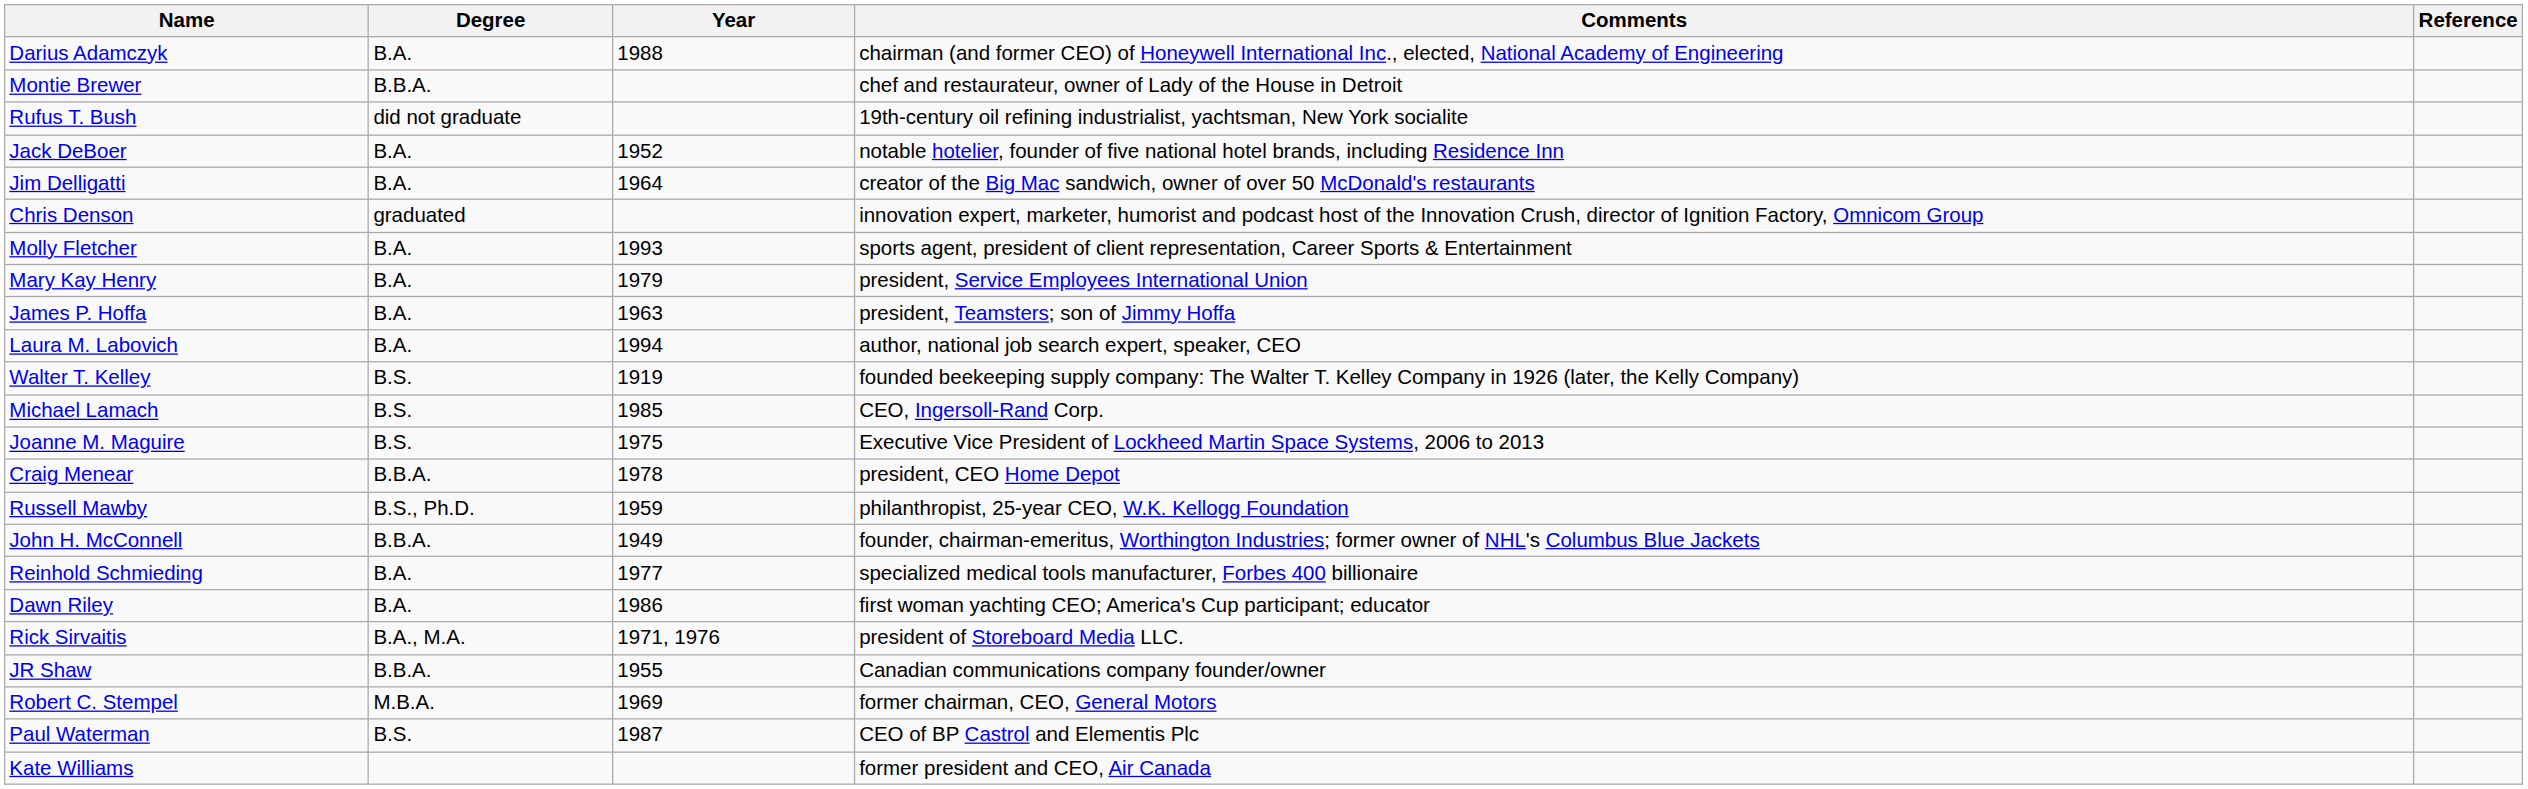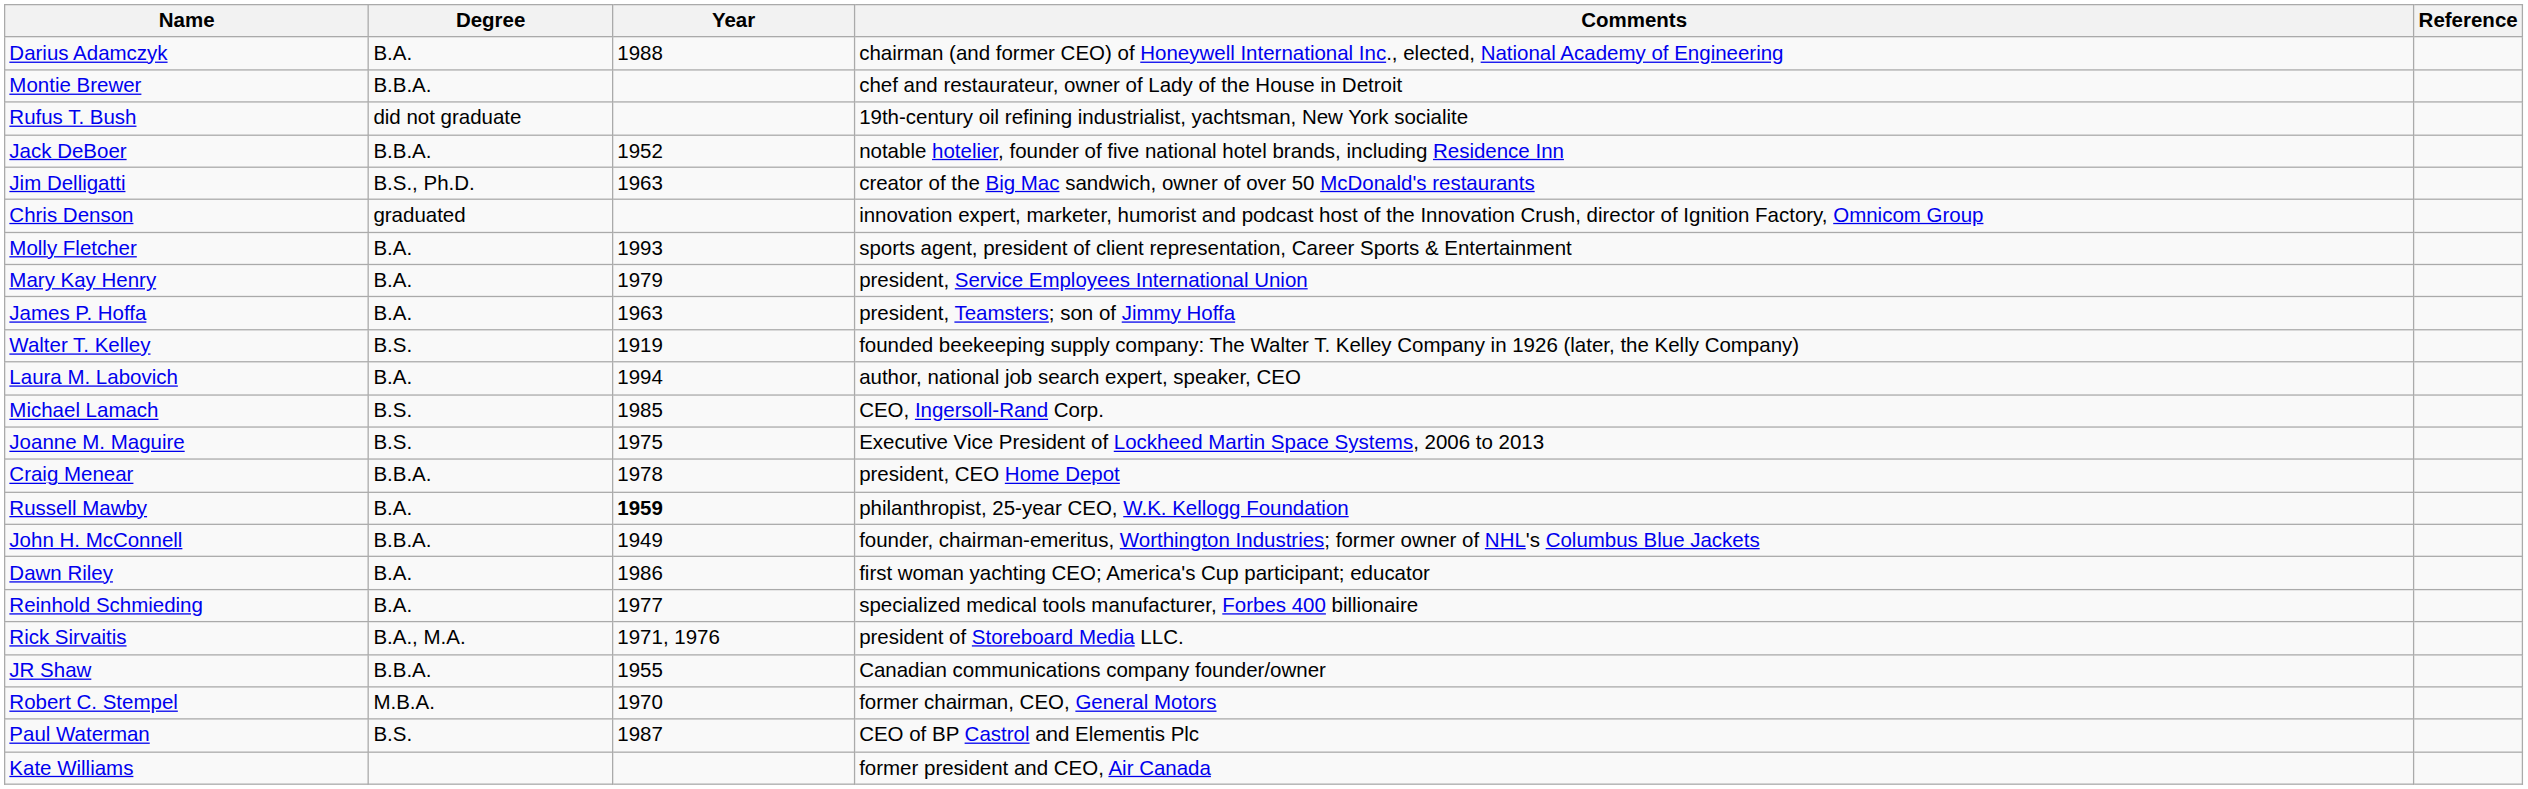(393, 150) B.A. -> (402, 150) B.B.A.
(393, 183) B.A. -> (424, 183) B.S., Ph.D.
(640, 183) 1964 -> (640, 183) 1963
rows swapped: (80, 378) <-> (94, 345)
(424, 507) B.S., Ph.D. -> (393, 507) B.A.
(640, 507) normal -> (640, 507) bold
rows swapped: (61, 605) <-> (106, 572)
(640, 702) 1969 -> (640, 702) 1970
